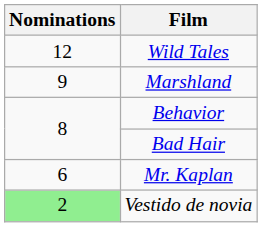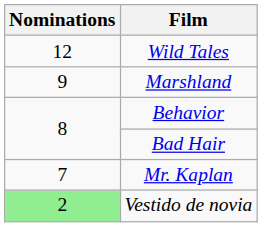(62, 174) 6 -> (62, 174) 7
